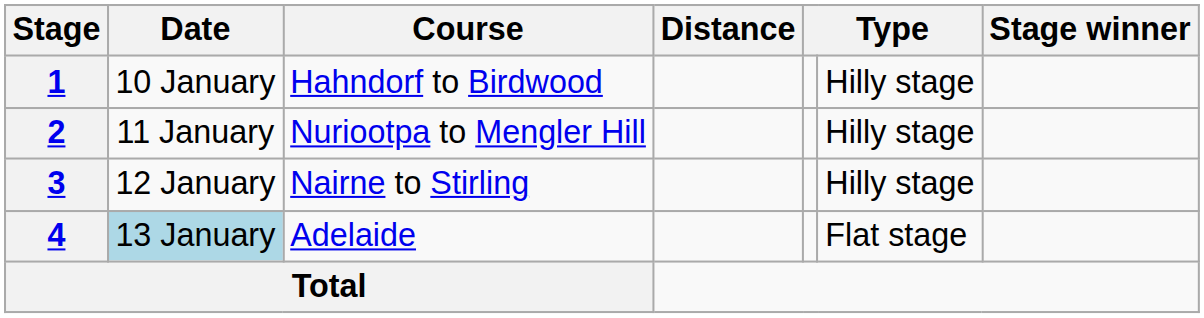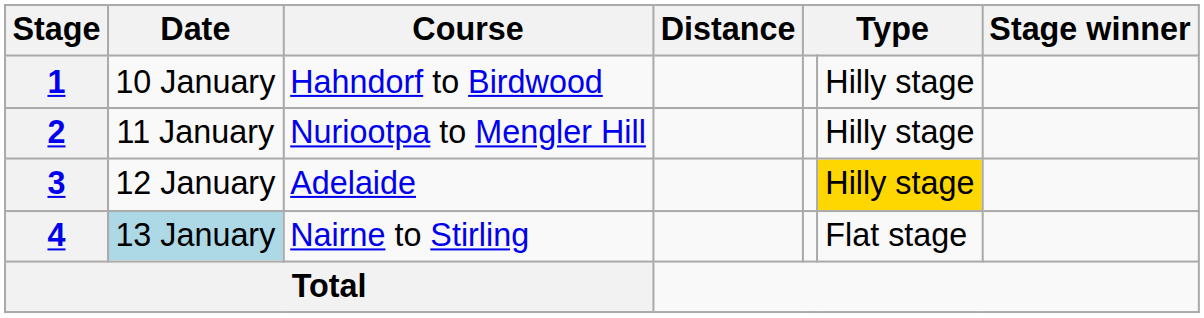(410, 183) Nairne to Stirling -> (353, 183) Adelaide
(900, 183) no background -> (900, 183) gold background
(353, 235) Adelaide -> (410, 235) Nairne to Stirling
